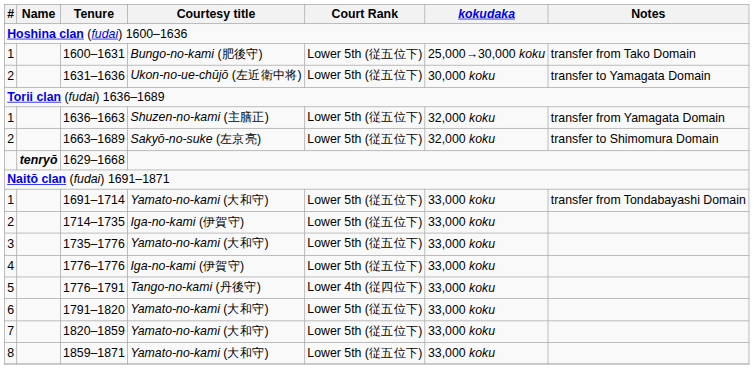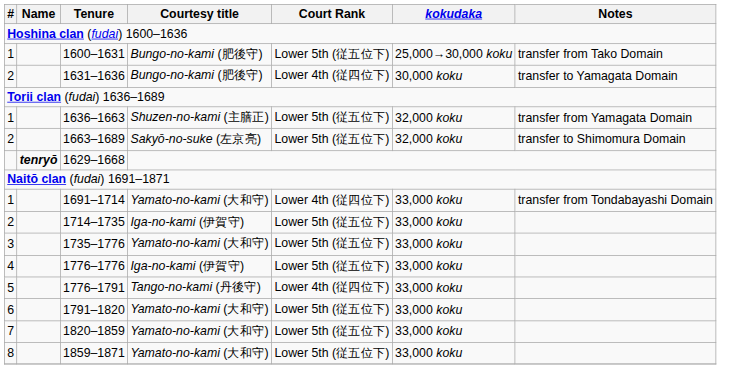(216, 75) Ukon-no-ue-chūjō (左近衛中将) -> (197, 75) Bungo-no-kami (肥後守)
(365, 75) Lower 5th (従五位下) -> (332, 75) Lower 4th (従四位下)
(365, 200) Lower 5th (従五位下) -> (332, 200) Lower 4th (従四位下)
